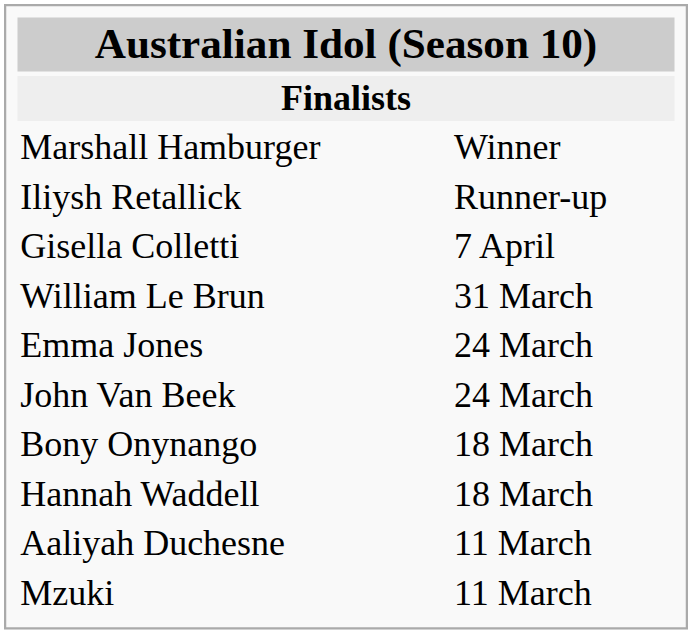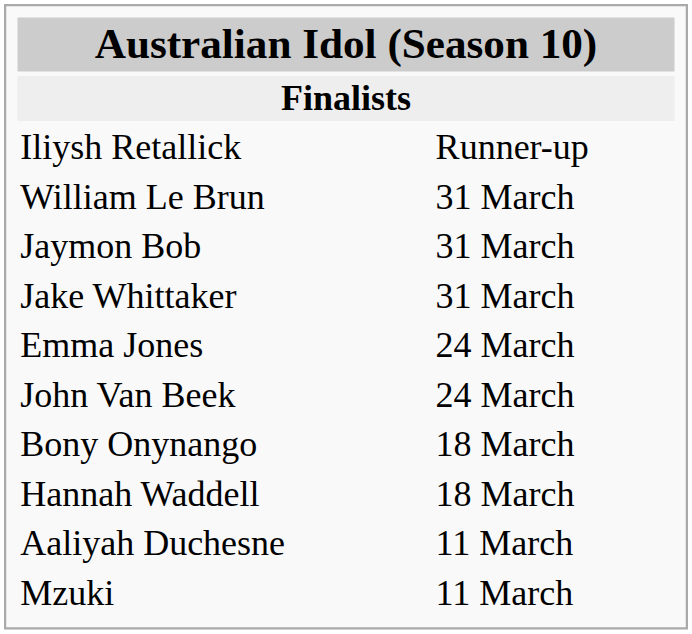- row: (170, 147)
- row: (130, 246)
+ row: (111, 246)
+ row: (128, 296)
